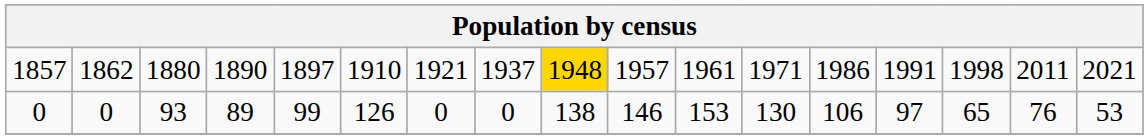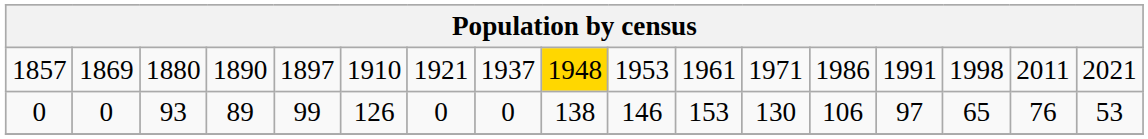(106, 69) 1862 -> (106, 69) 1869
(642, 69) 1957 -> (642, 69) 1953
